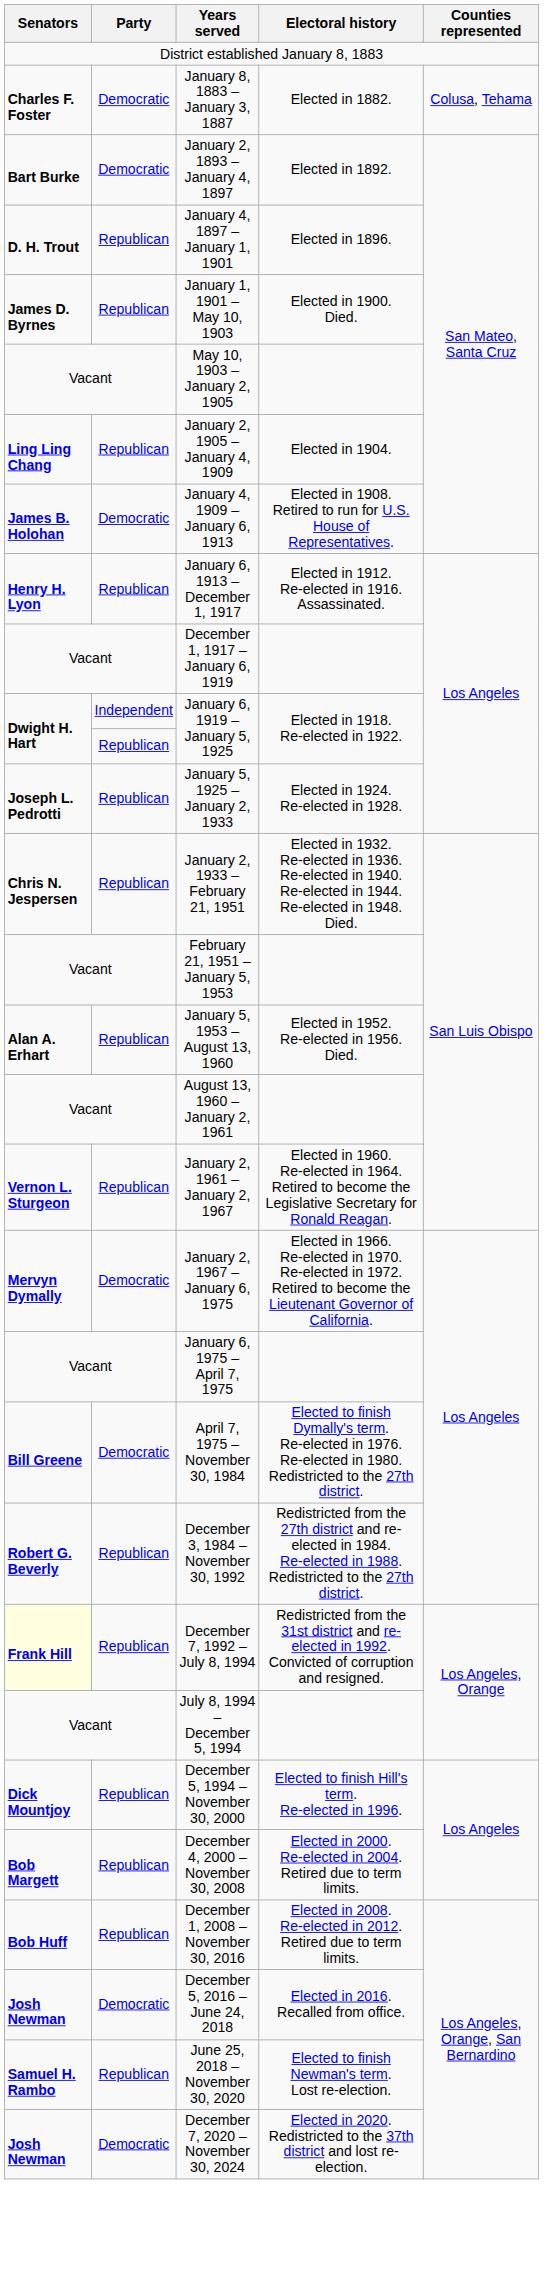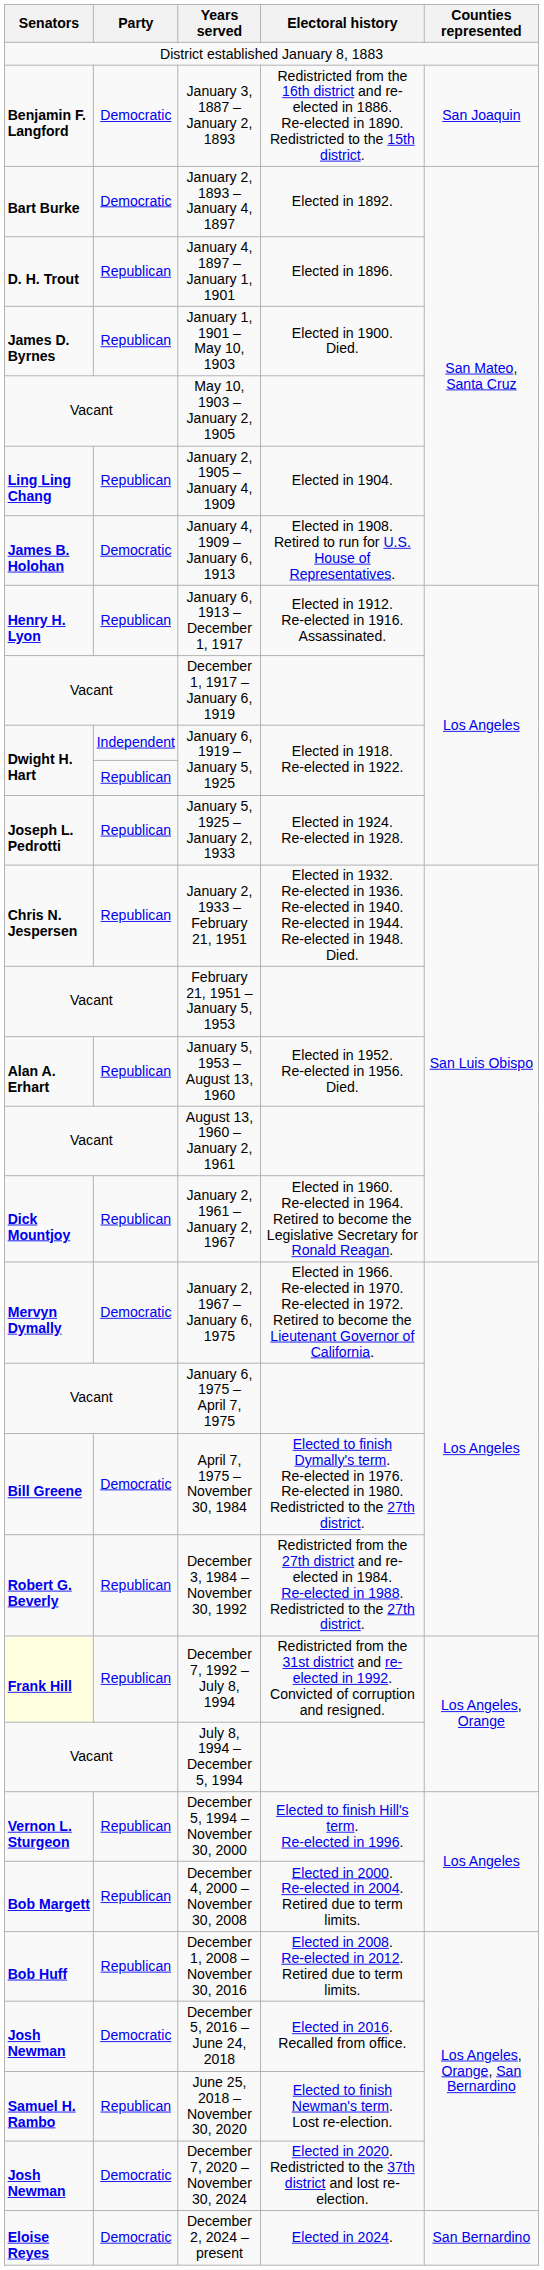- row: (134, 99)
+ row: (136, 115)
(40, 1195) Vernon L. Sturgeon -> (39, 1226) Dick Mountjoy
(39, 1802) Dick Mountjoy -> (40, 1834) Vernon L. Sturgeon
+ row: (136, 2237)
